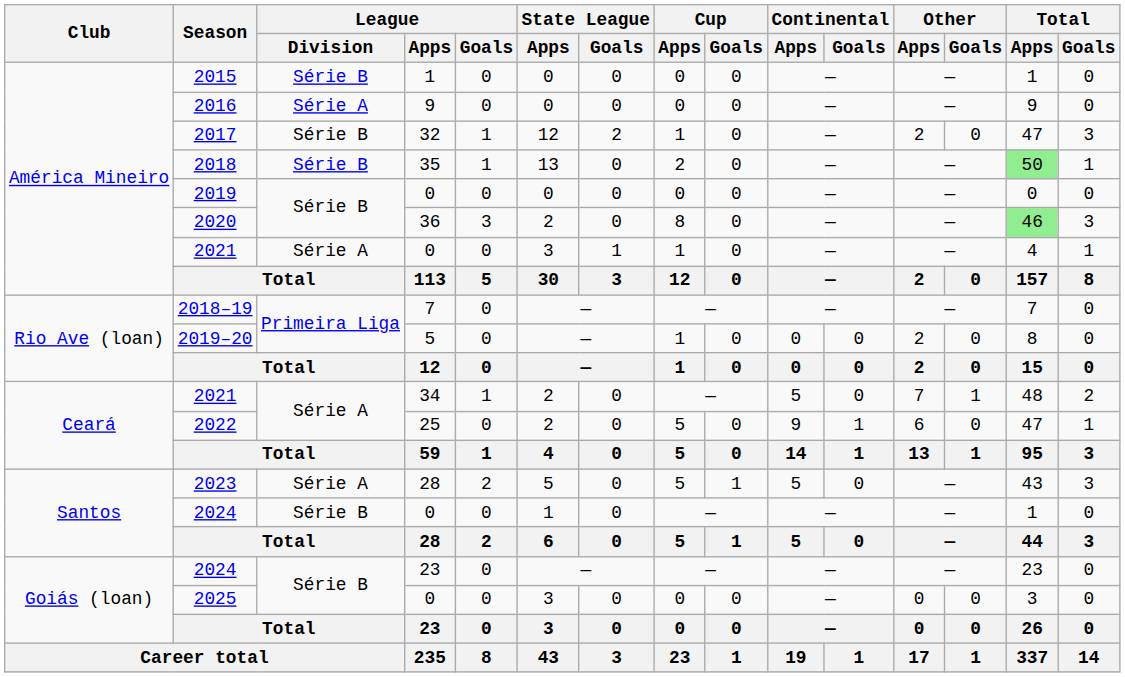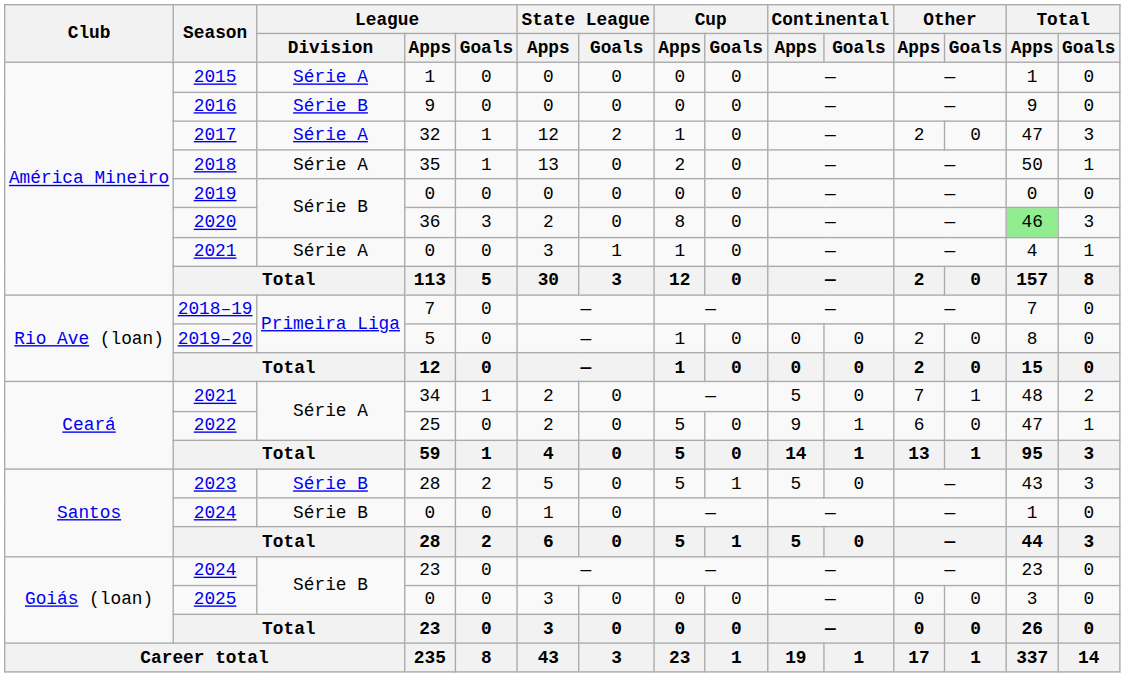(330, 77) Série B -> (330, 77) Série A
(330, 106) Série A -> (330, 106) Série B
(330, 135) Série B -> (330, 135) Série A
(330, 164) Série B -> (330, 164) Série A
(1032, 164) lightgreen background -> (1032, 164) no background
(330, 484) Série A -> (330, 484) Série B
